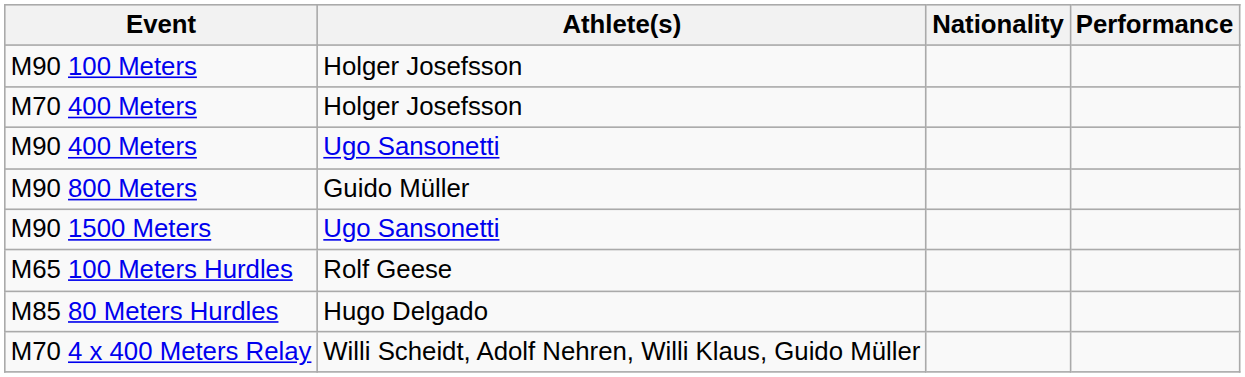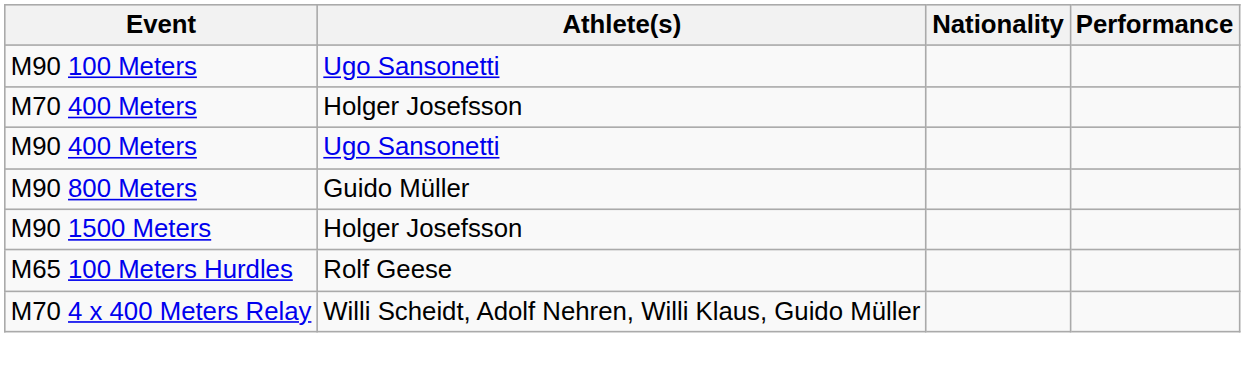(423, 65) Holger Josefsson -> (411, 65) Ugo Sansonetti
(411, 229) Ugo Sansonetti -> (423, 229) Holger Josefsson
- row: (145, 310)
